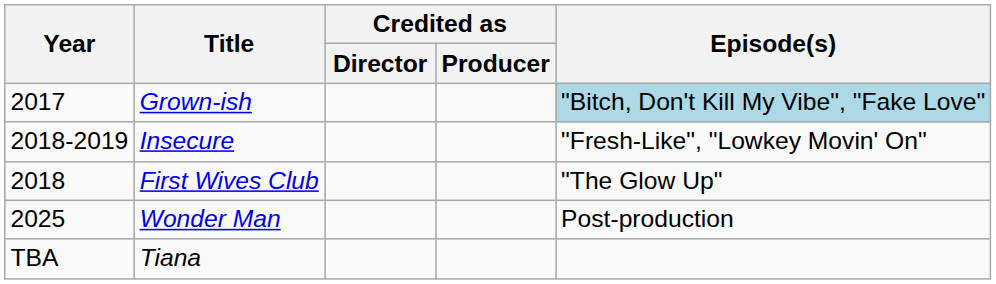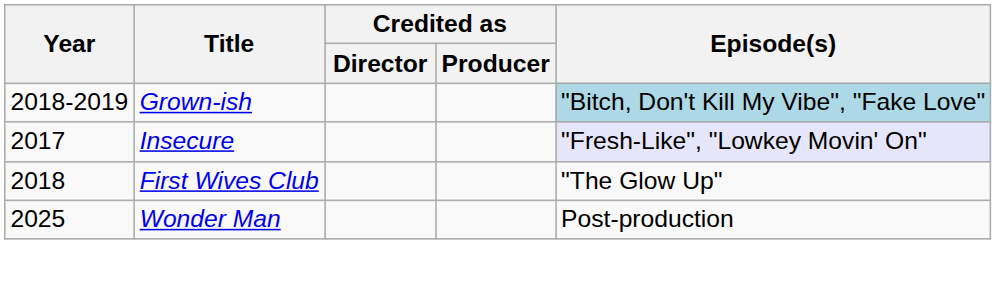(38, 102) 2017 -> (69, 102) 2018-2019
(69, 141) 2018-2019 -> (38, 141) 2017
(744, 141) no background -> (744, 141) lavender background
- row: (170, 258)
